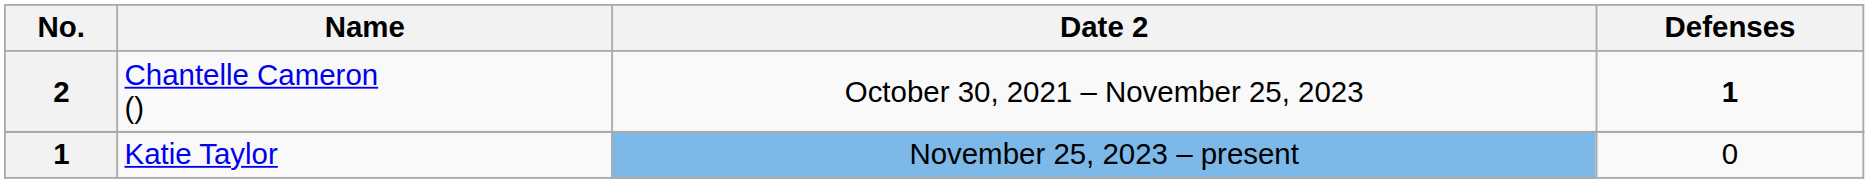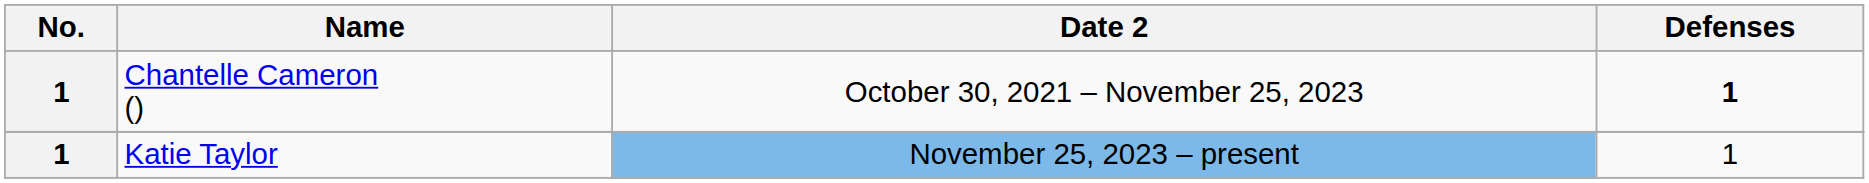(61, 91) 2 -> (61, 91) 1
(1730, 154) 0 -> (1730, 154) 1
